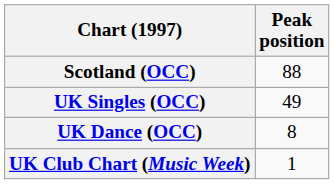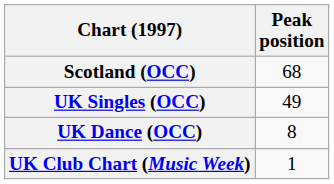(292, 71) 88 -> (292, 71) 68
